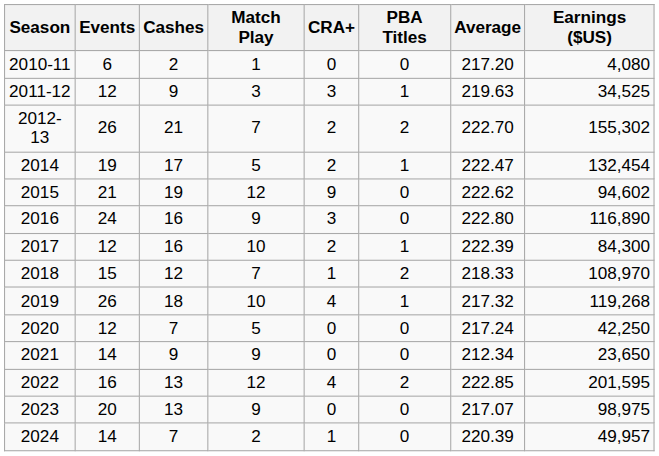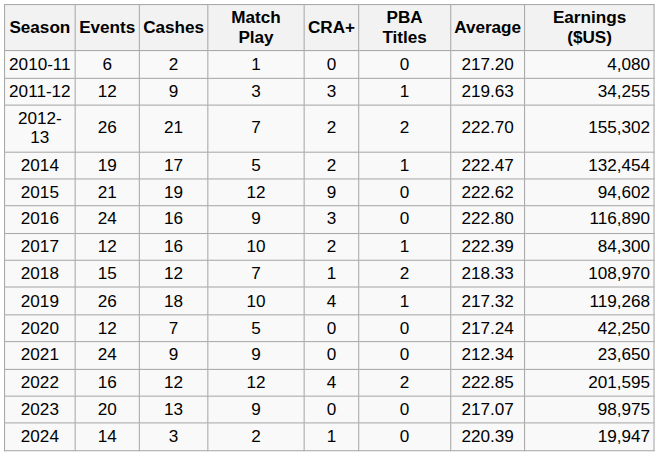(624, 91) 34,525 -> (624, 91) 34,255
(107, 355) 14 -> (107, 355) 24
(174, 382) 13 -> (174, 382) 12
(174, 436) 7 -> (174, 436) 3
(624, 436) 49,957 -> (624, 436) 19,947
